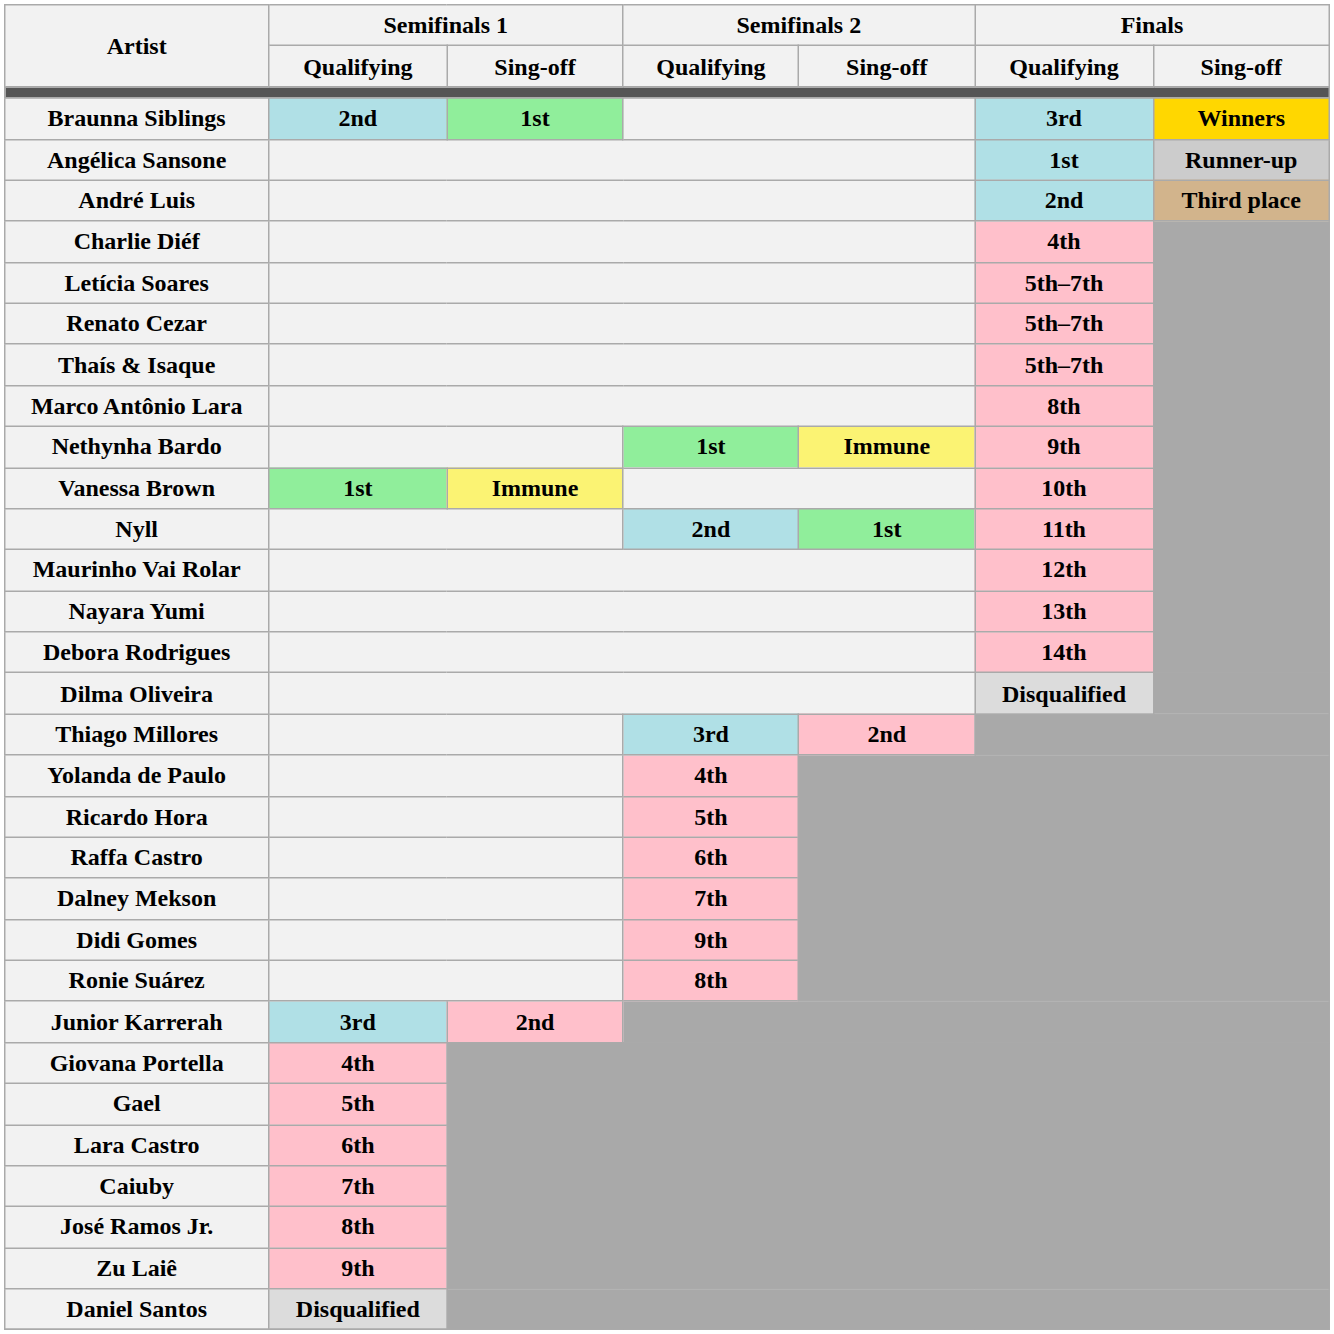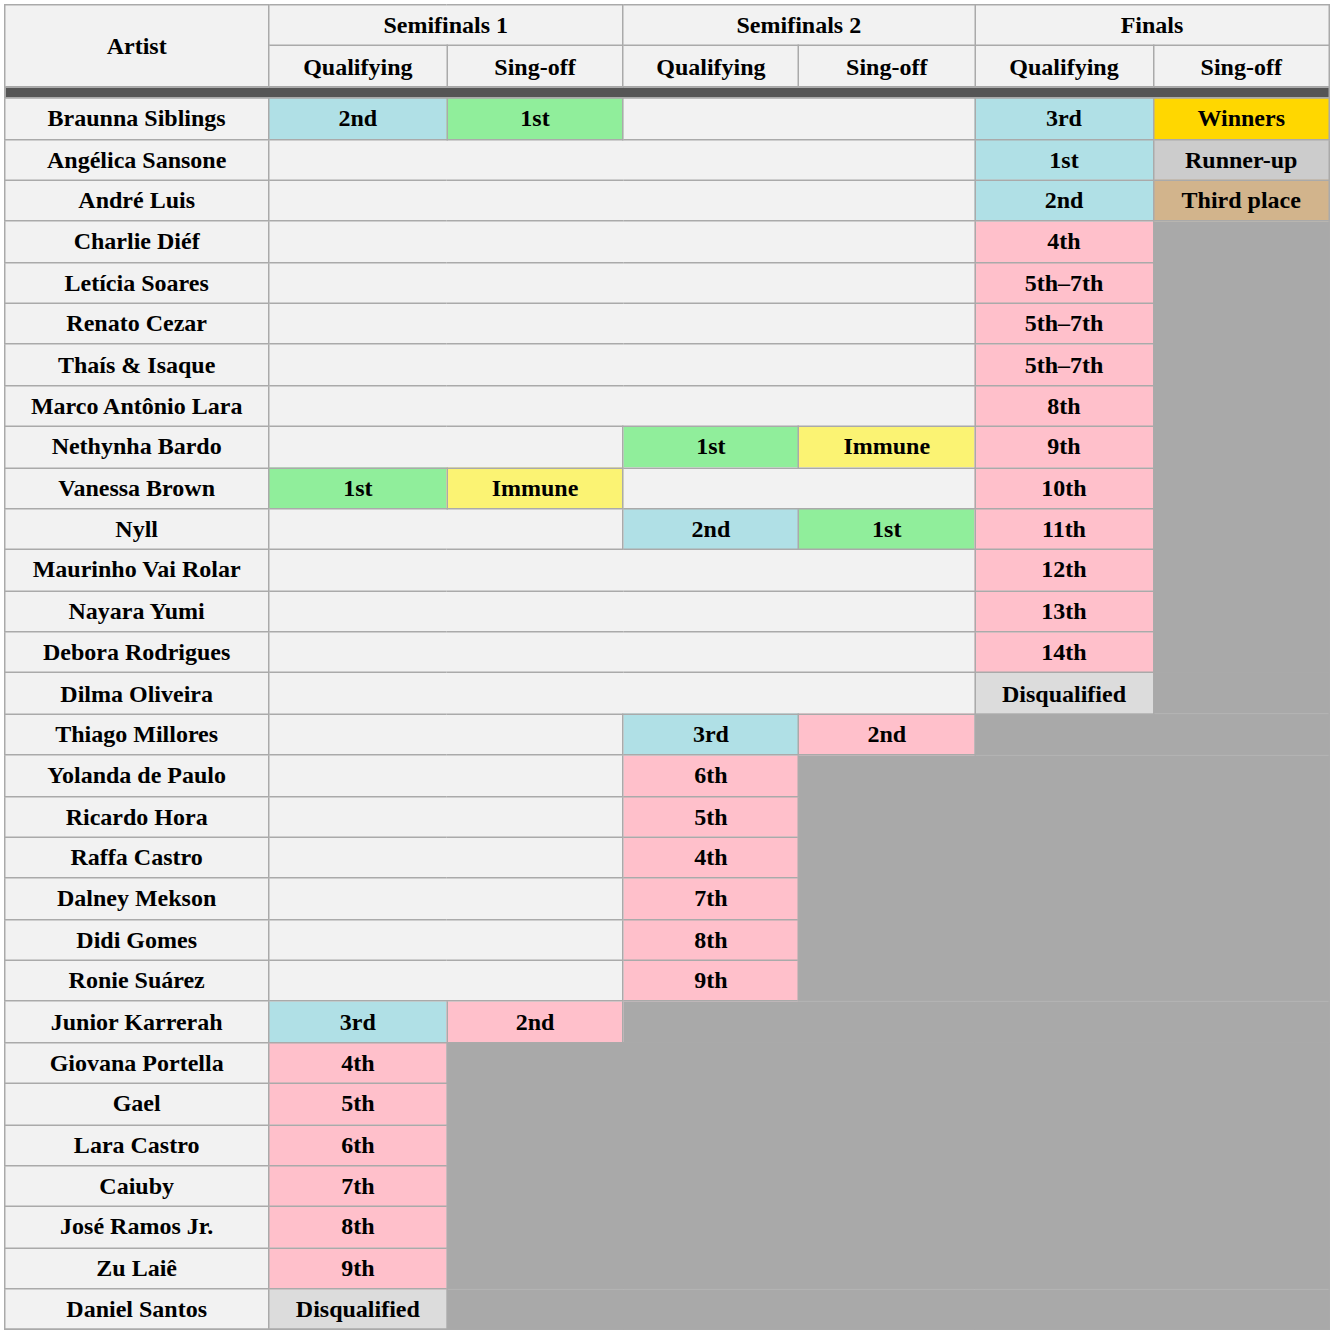(711, 775) 4th -> (711, 775) 6th
(711, 857) 6th -> (711, 857) 4th
(711, 939) 9th -> (711, 939) 8th
(711, 980) 8th -> (711, 980) 9th
